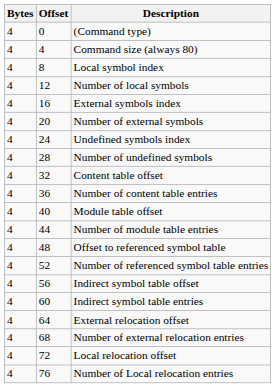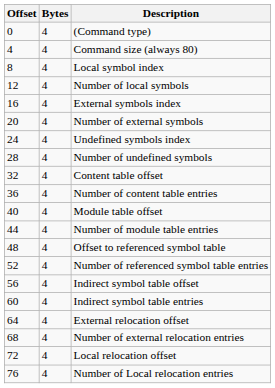columns swapped: (54, 13) <-> (20, 13)
